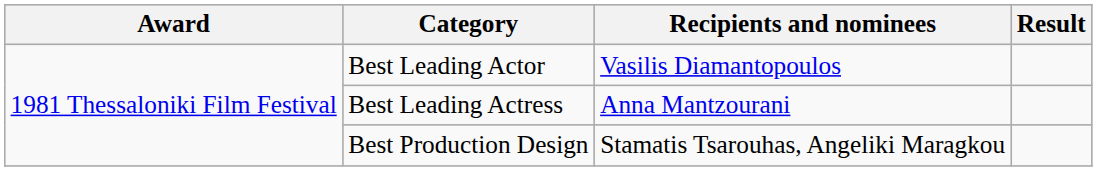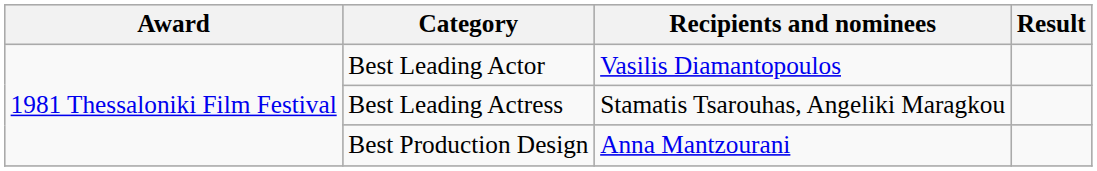(695, 104) Anna Mantzourani -> (803, 104) Stamatis Tsarouhas, Angeliki Maragkou
(803, 144) Stamatis Tsarouhas, Angeliki Maragkou -> (695, 144) Anna Mantzourani
